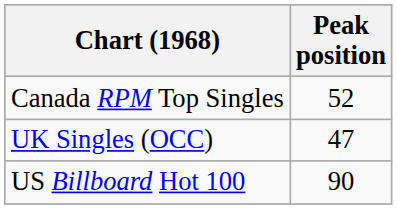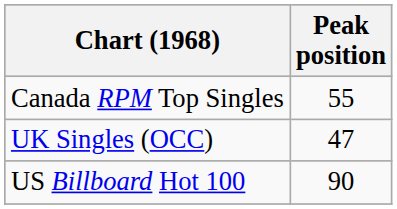(341, 97) 52 -> (341, 97) 55
